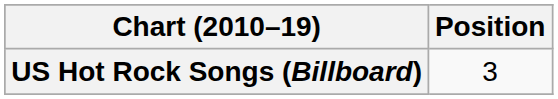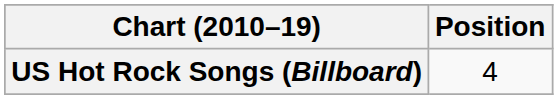(490, 71) 3 -> (490, 71) 4
